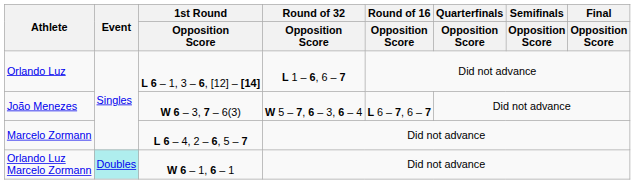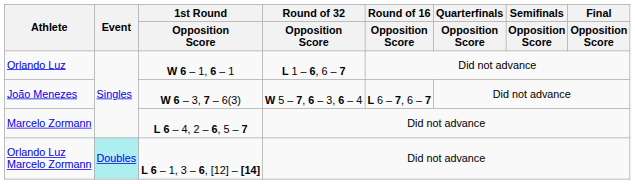(201, 77) L 6 – 1, 3 – 6, [12] – [14] -> (201, 71) W 6 – 1, 6 – 1
(201, 171) W 6 – 1, 6 – 1 -> (201, 165) L 6 – 1, 3 – 6, [12] – [14]
